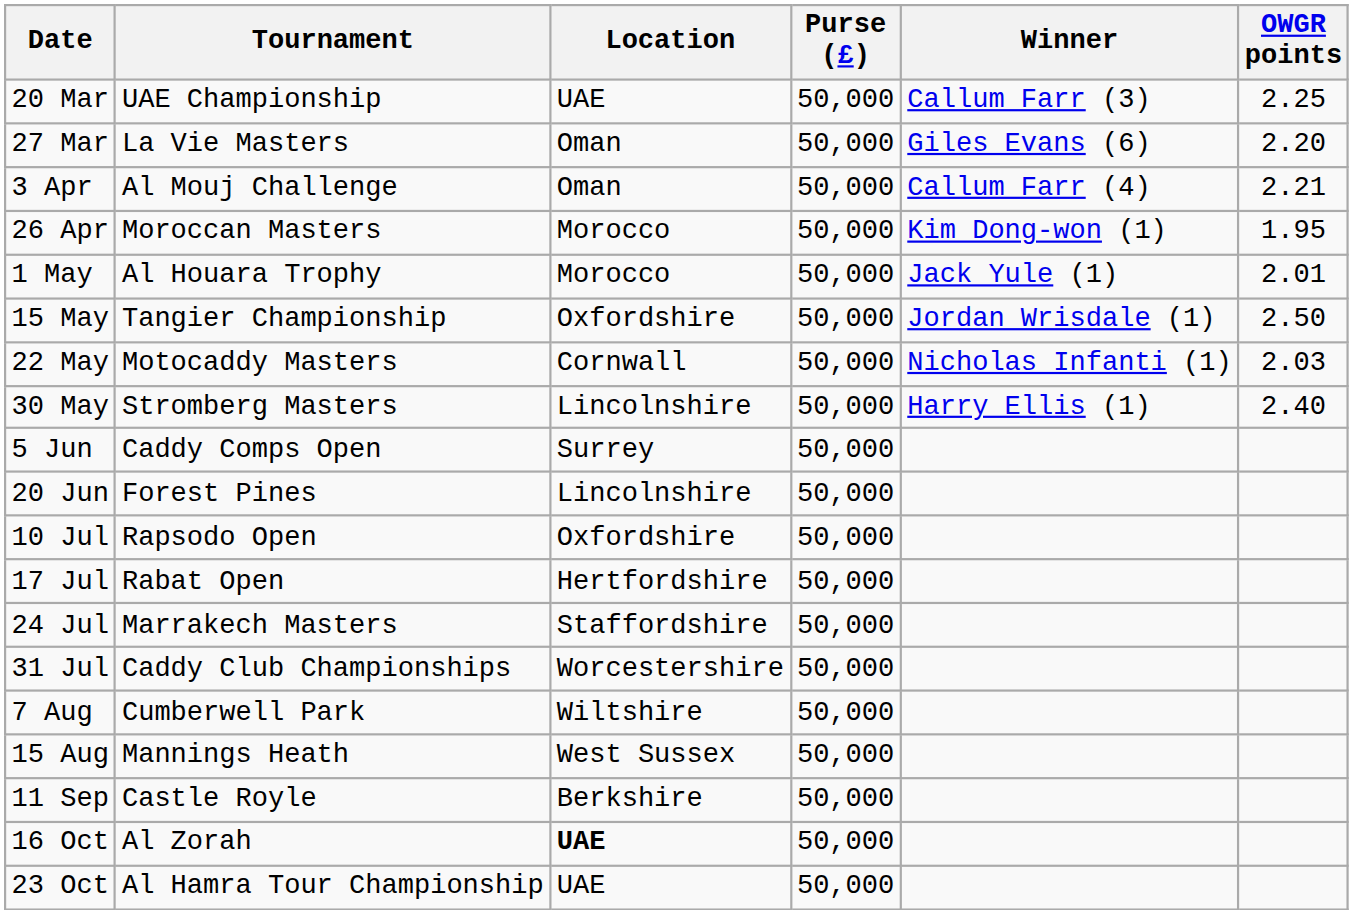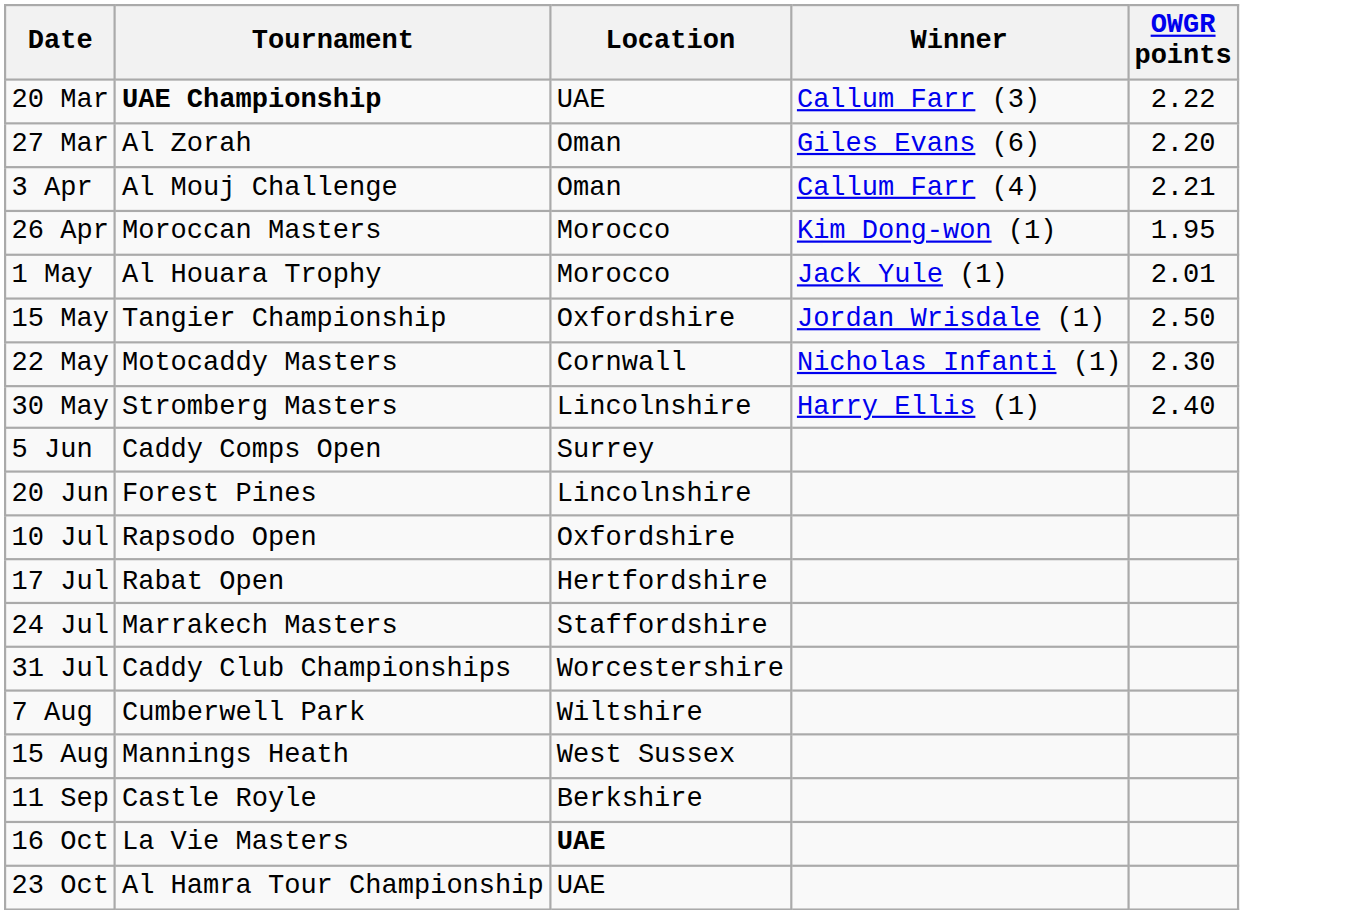- column: (846, 43)
(252, 102) normal -> (252, 102) bold
(1293, 102) 2.25 -> (1183, 102) 2.22
(236, 145) La Vie Masters -> (187, 145) Al Zorah
(1293, 364) 2.03 -> (1183, 364) 2.30
(187, 844) Al Zorah -> (236, 844) La Vie Masters
